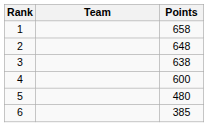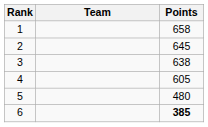(181, 46) 648 -> (181, 46) 645
(181, 79) 600 -> (181, 79) 605
(181, 113) normal -> (181, 113) bold
